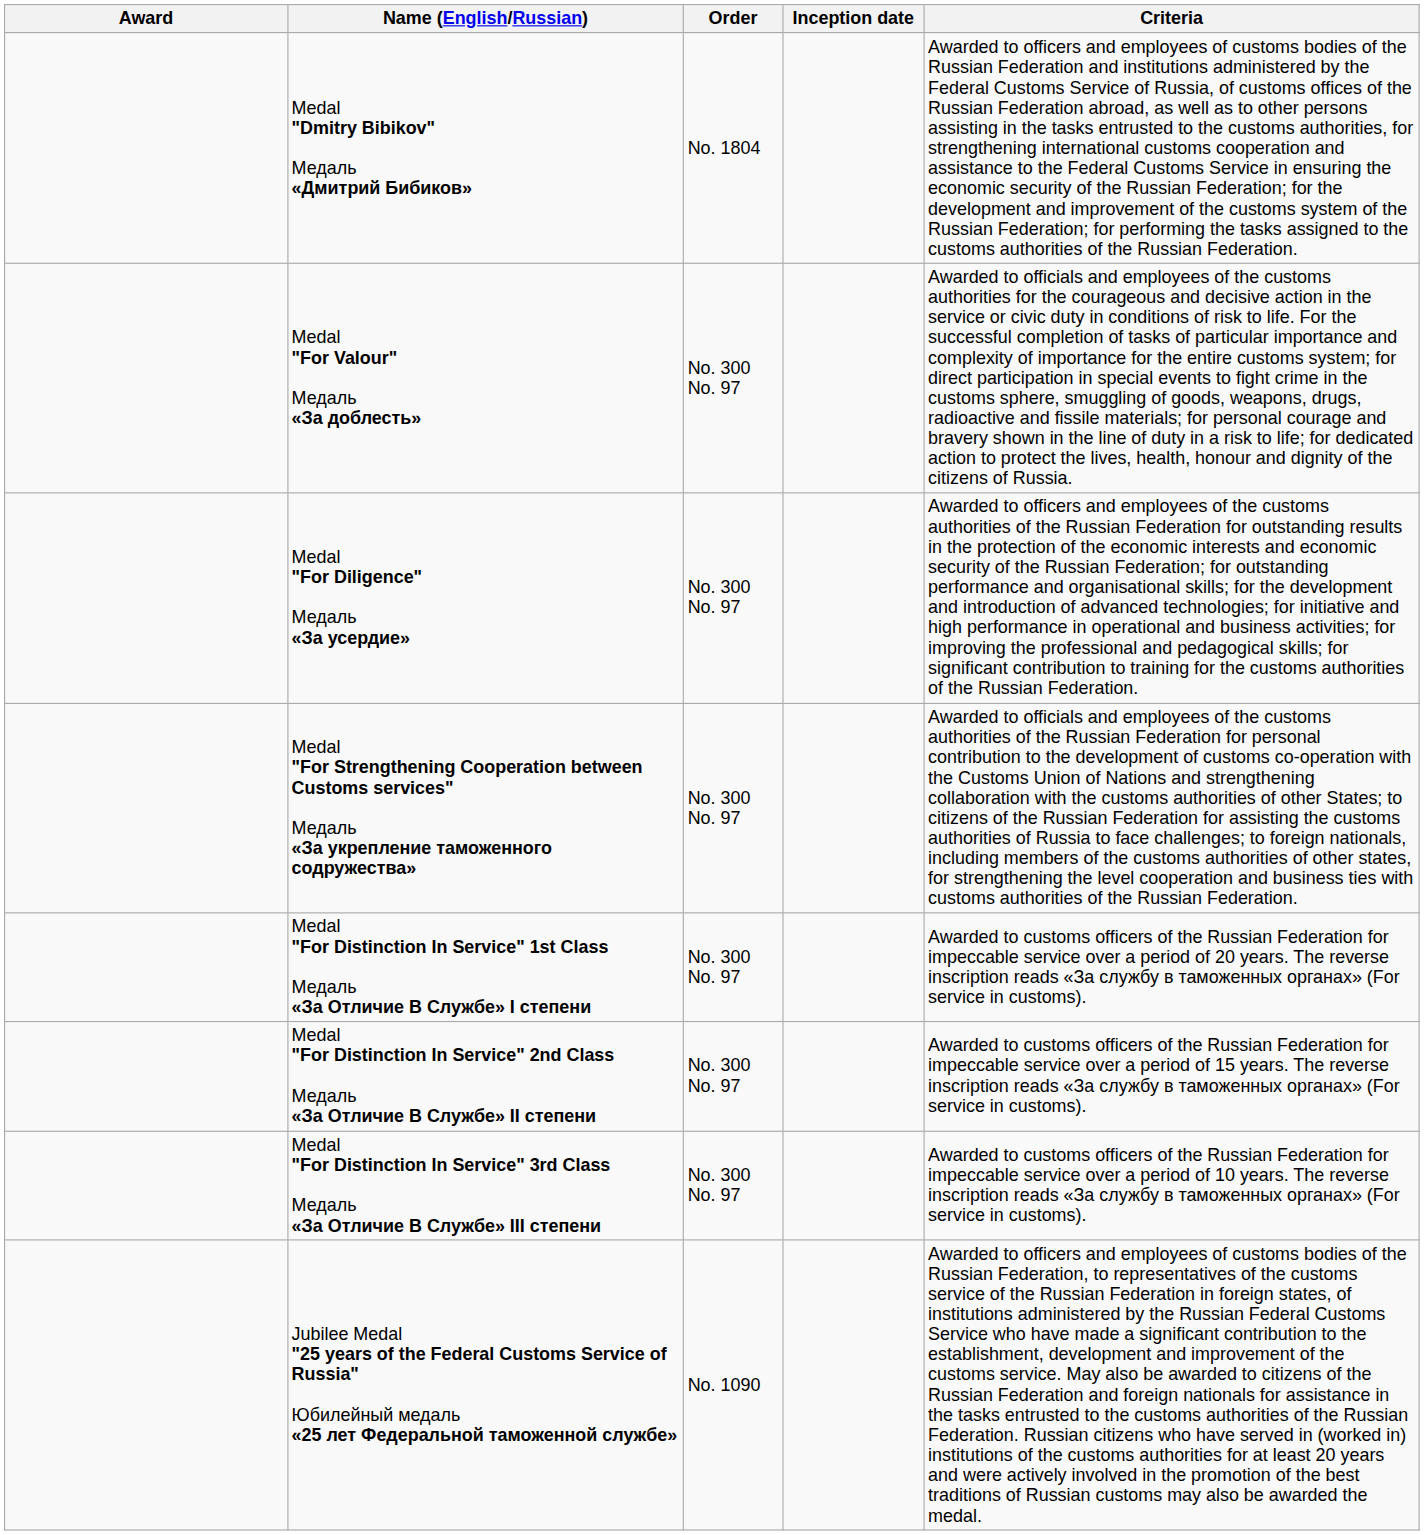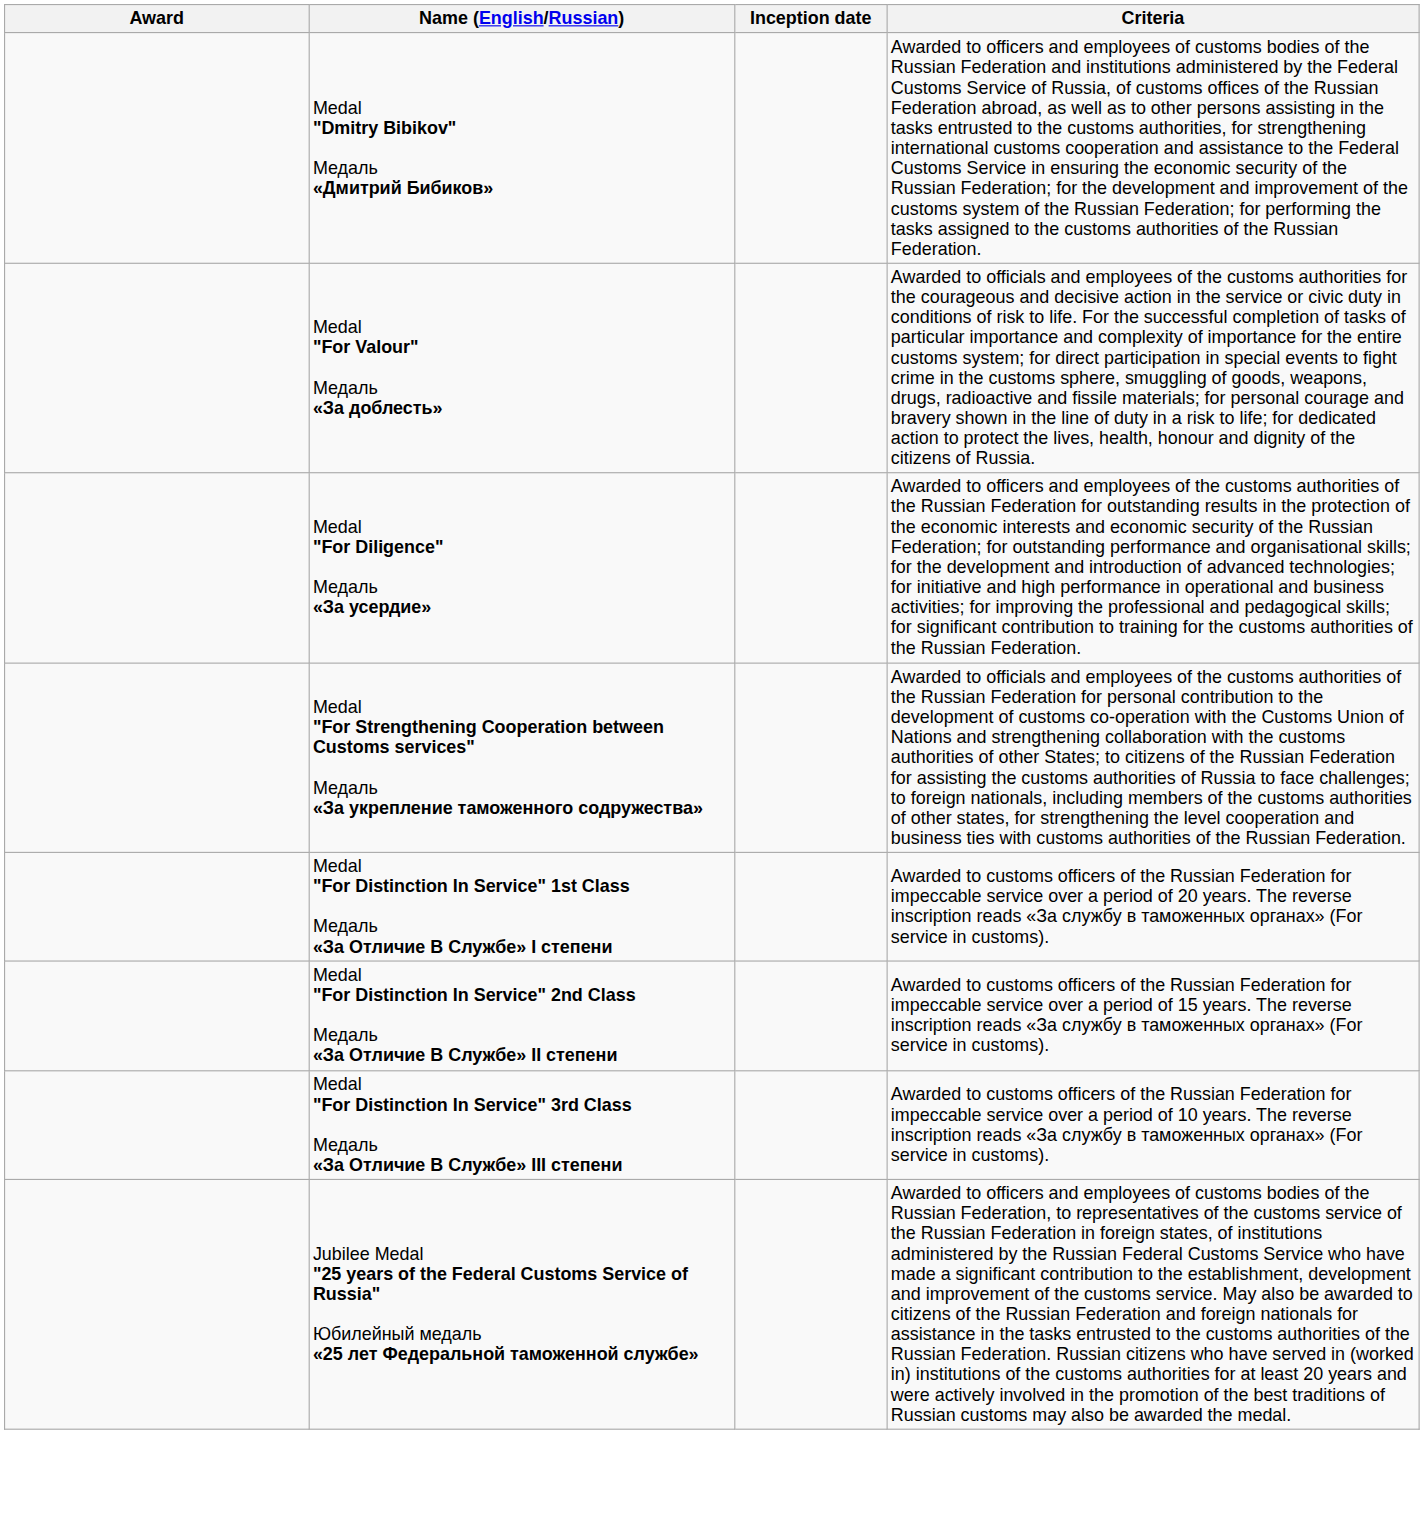- column: (733, 18)
